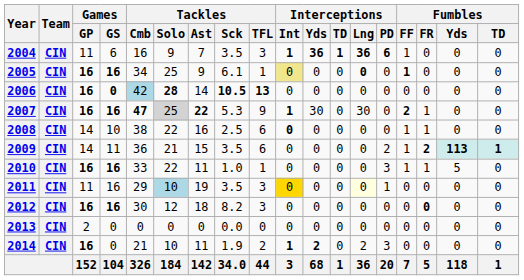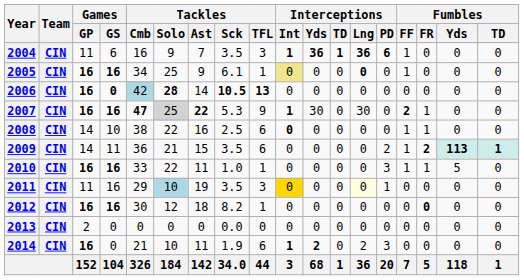(407, 72) bold -> (407, 72) normal
(262, 207) 3 -> (262, 207) 1
(262, 245) 2 -> (262, 245) 6
